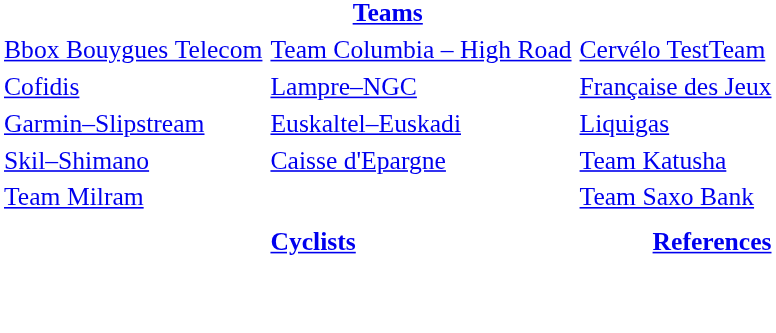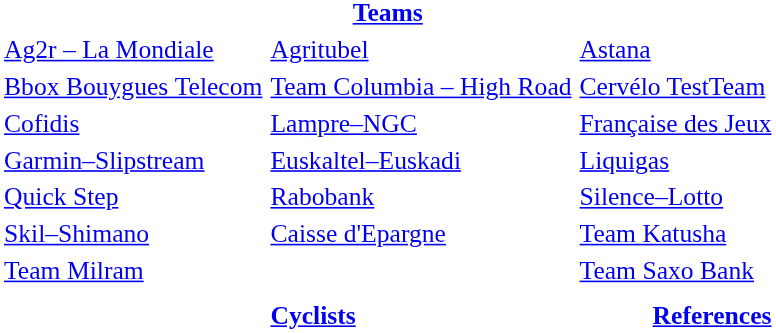+ row: (615, 49)
+ row: (651, 197)
